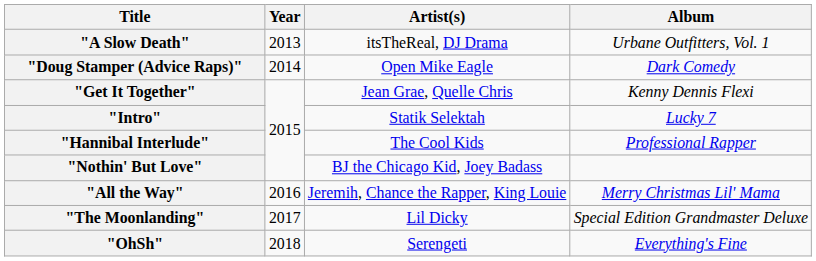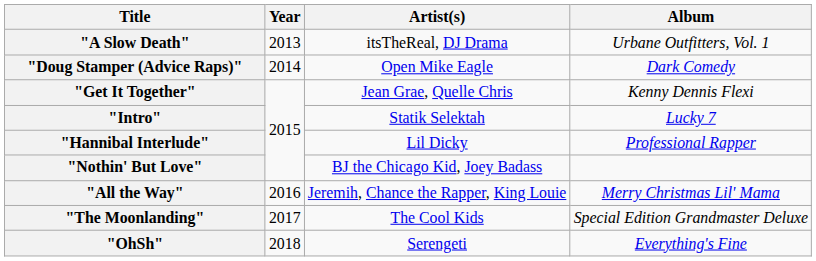(437, 142) The Cool Kids -> (437, 142) Lil Dicky
(437, 218) Lil Dicky -> (437, 218) The Cool Kids
